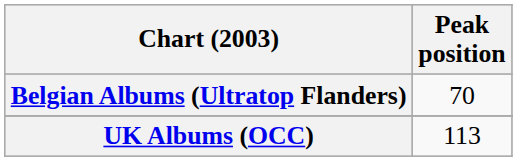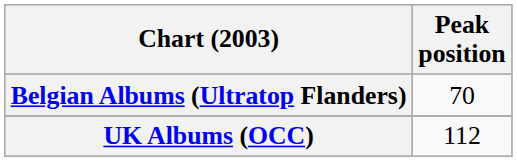(462, 135) 113 -> (462, 135) 112
